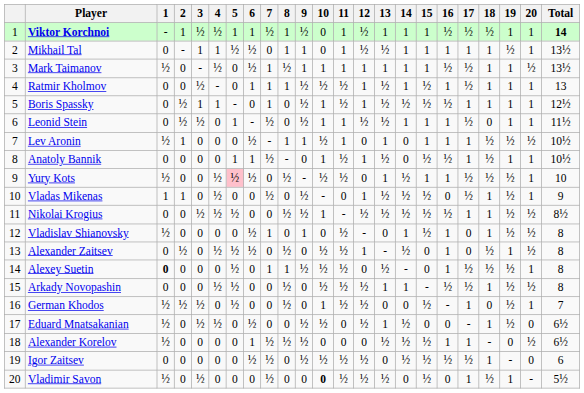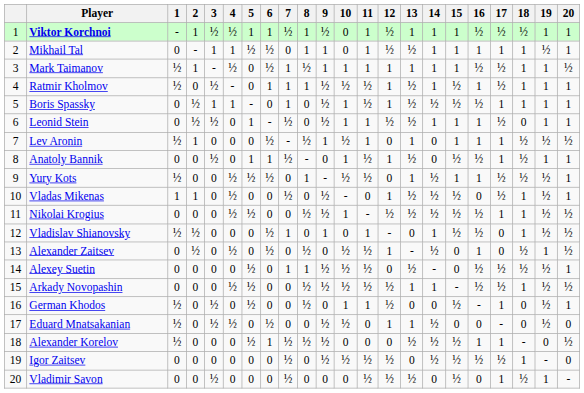- column: (561, 13)
(183, 68) 0 -> (195, 68) 1
(166, 86) 0 -> (177, 86) ½
(287, 141) 1 -> (307, 141) ½
(200, 159) 0 -> (214, 159) ½
(235, 178) pink background -> (251, 178) no background
(287, 178) ½ -> (307, 178) 1
(200, 214) ½ -> (214, 214) 0
(183, 232) 0 -> (195, 232) ½
(344, 232) ½ -> (368, 232) 1
(448, 232) 1 -> (479, 232) ½
(235, 251) ½ -> (251, 251) 0
(166, 269) bold -> (177, 269) normal
(448, 269) 1 -> (479, 269) ½
(304, 287) 0 -> (325, 287) ½
(183, 305) ½ -> (195, 305) 0
(344, 305) ½ -> (368, 305) 1
(364, 324) ½ -> (389, 324) 1
(489, 324) 1 -> (524, 324) 0
(235, 342) 0 -> (251, 342) ½
(252, 360) ½ -> (270, 360) 0
(166, 379) ½ -> (177, 379) 0
(323, 379) bold -> (346, 379) normal
